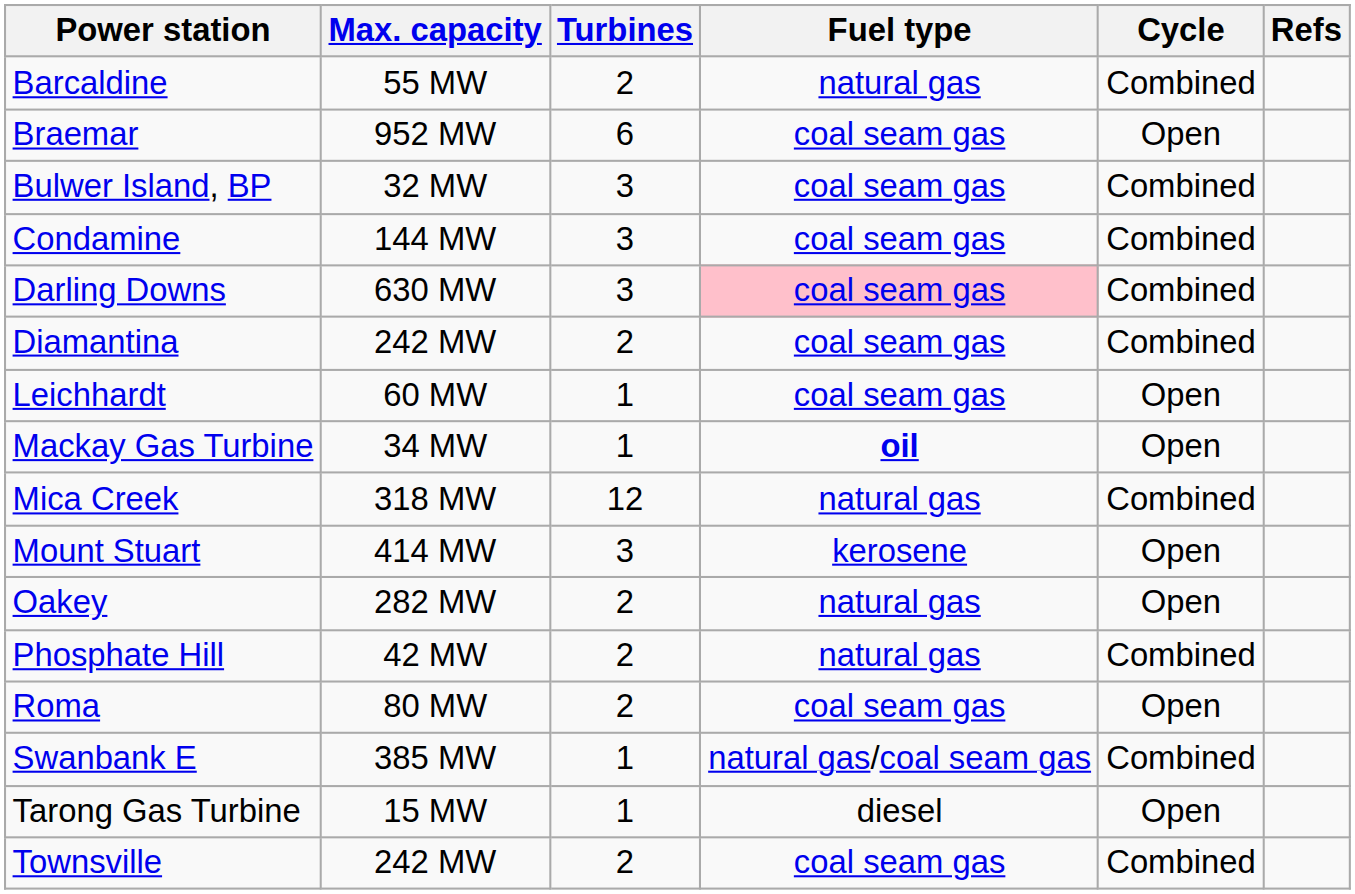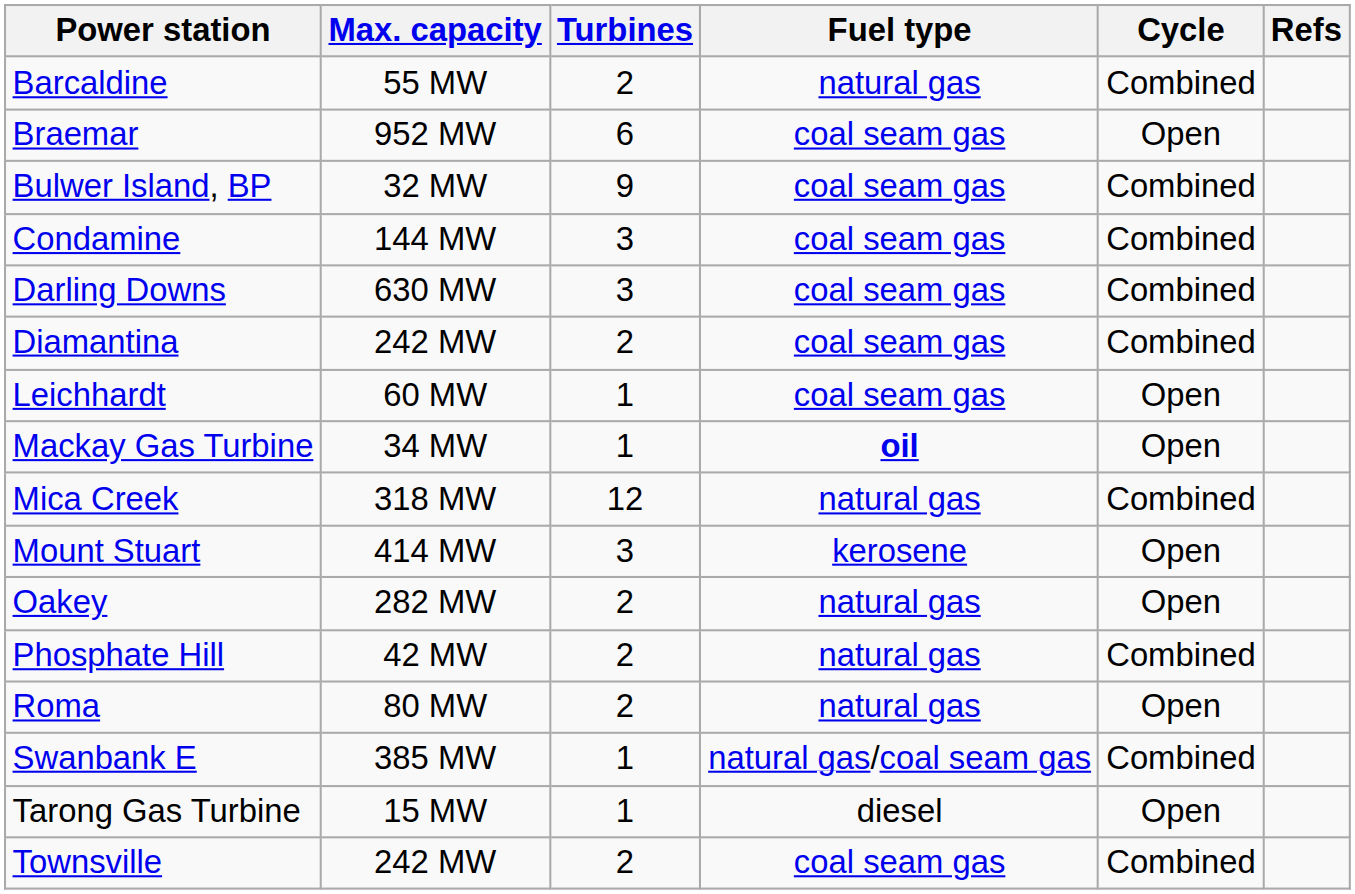(625, 186) 3 -> (625, 186) 9
(900, 290) pink background -> (900, 290) no background
(900, 706) coal seam gas -> (900, 706) natural gas
